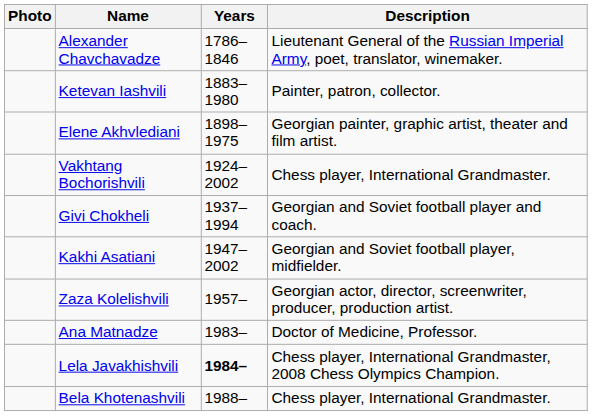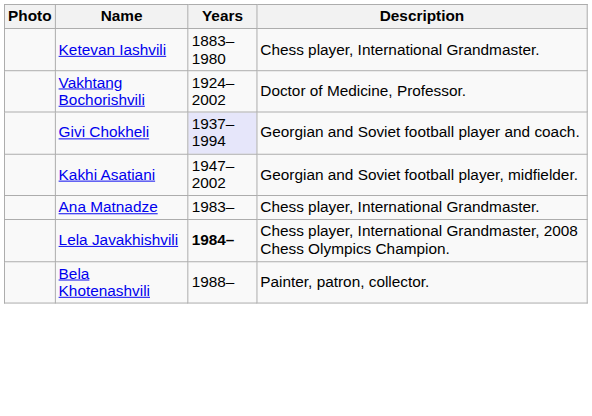- row: (109, 49)
(356, 91) Painter, patron, collector. -> (400, 49) Chess player, International Grandmaster.
- row: (119, 132)
(411, 174) Chess player, International Grandmaster. -> (363, 91) Doctor of Medicine, Professor.
(226, 216) no background -> (213, 132) lavender background
- row: (114, 299)
(374, 332) Doctor of Medicine, Professor. -> (400, 207) Chess player, International Grandmaster.
(411, 398) Chess player, International Grandmaster. -> (345, 282) Painter, patron, collector.
